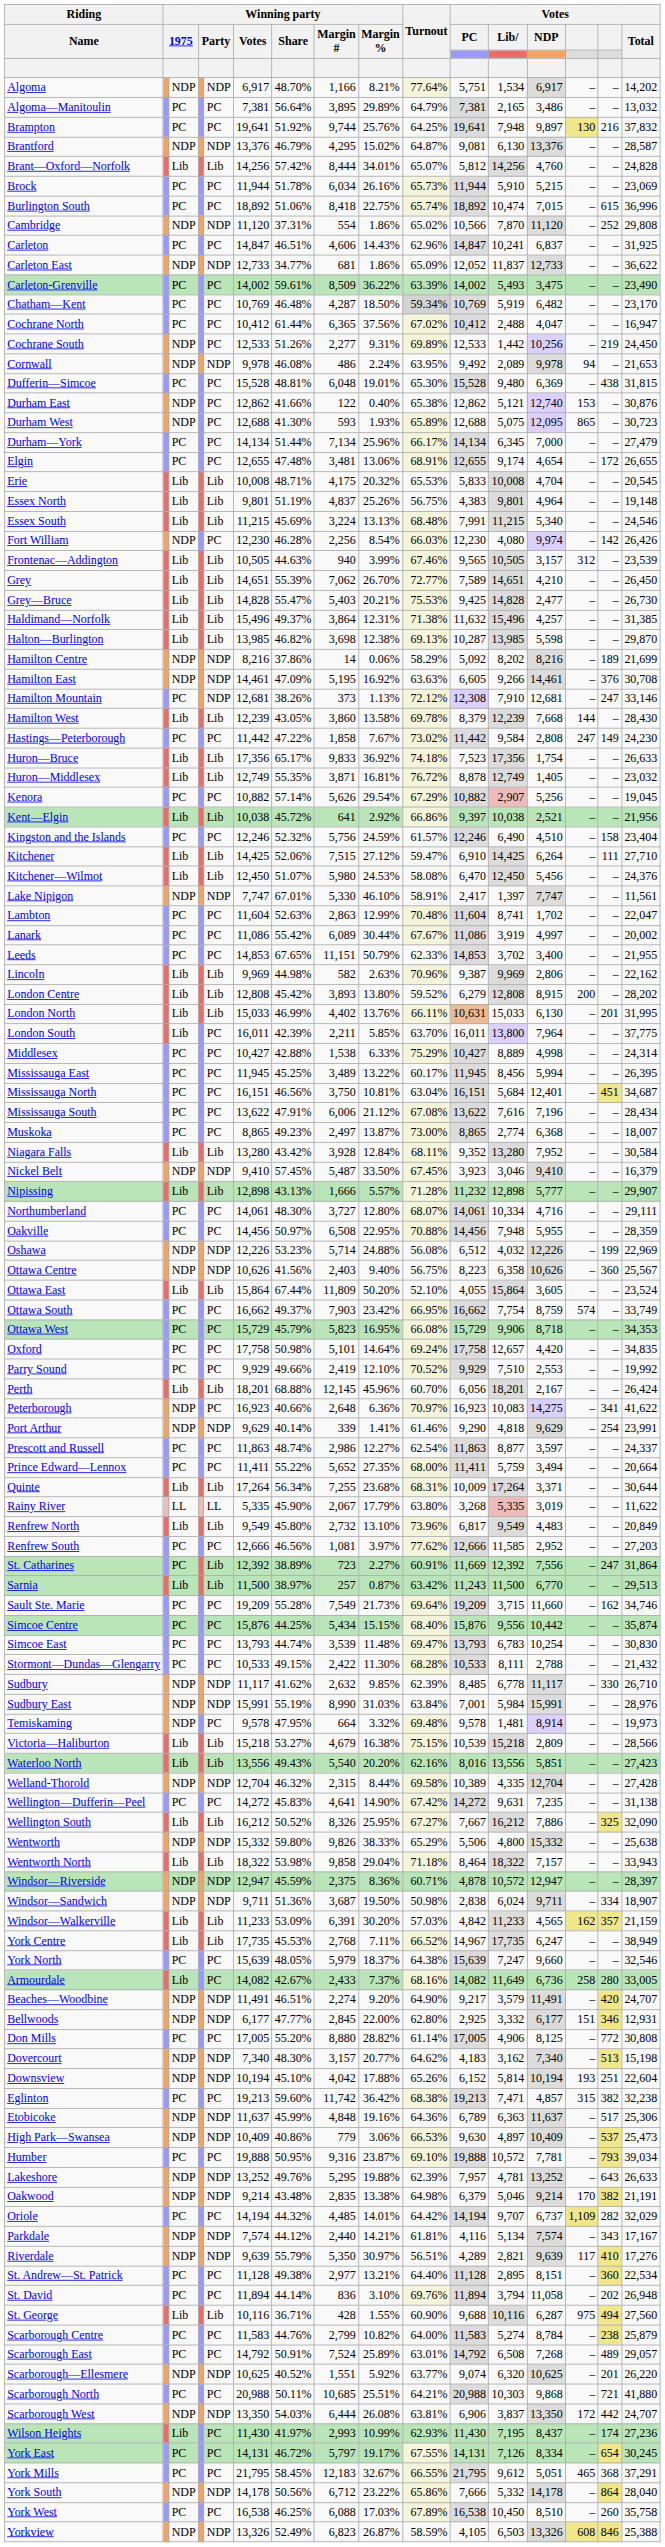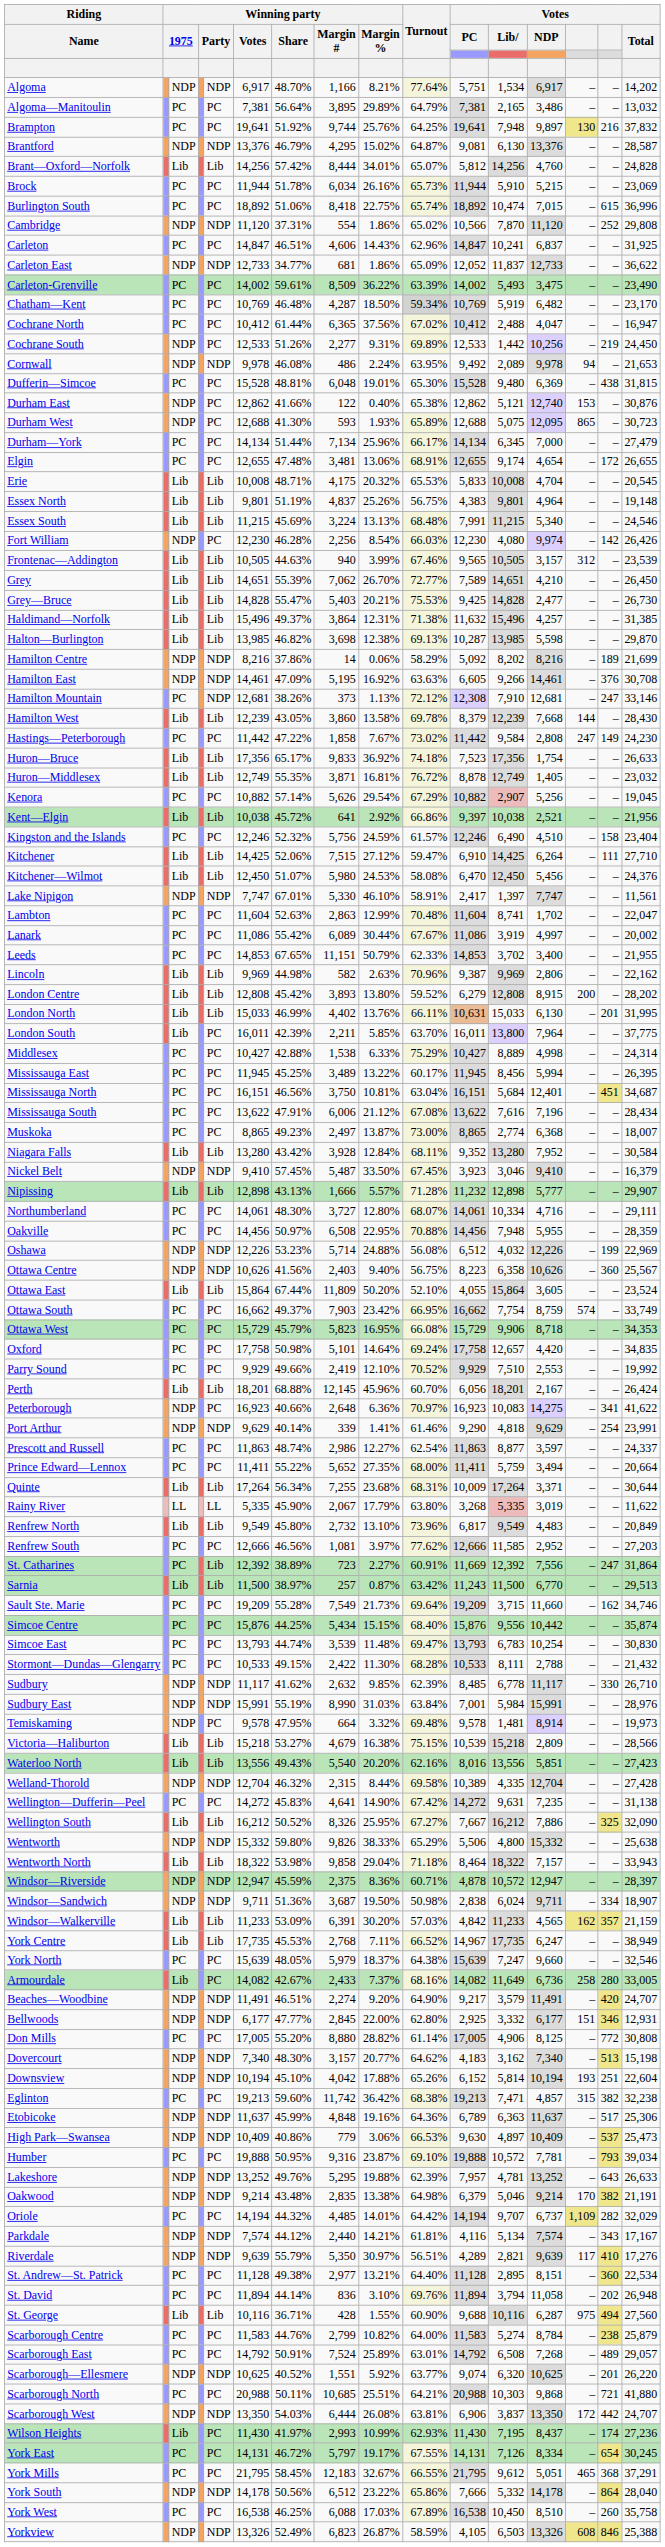(342, 2492) 6,712 -> (342, 2492) 6,512
